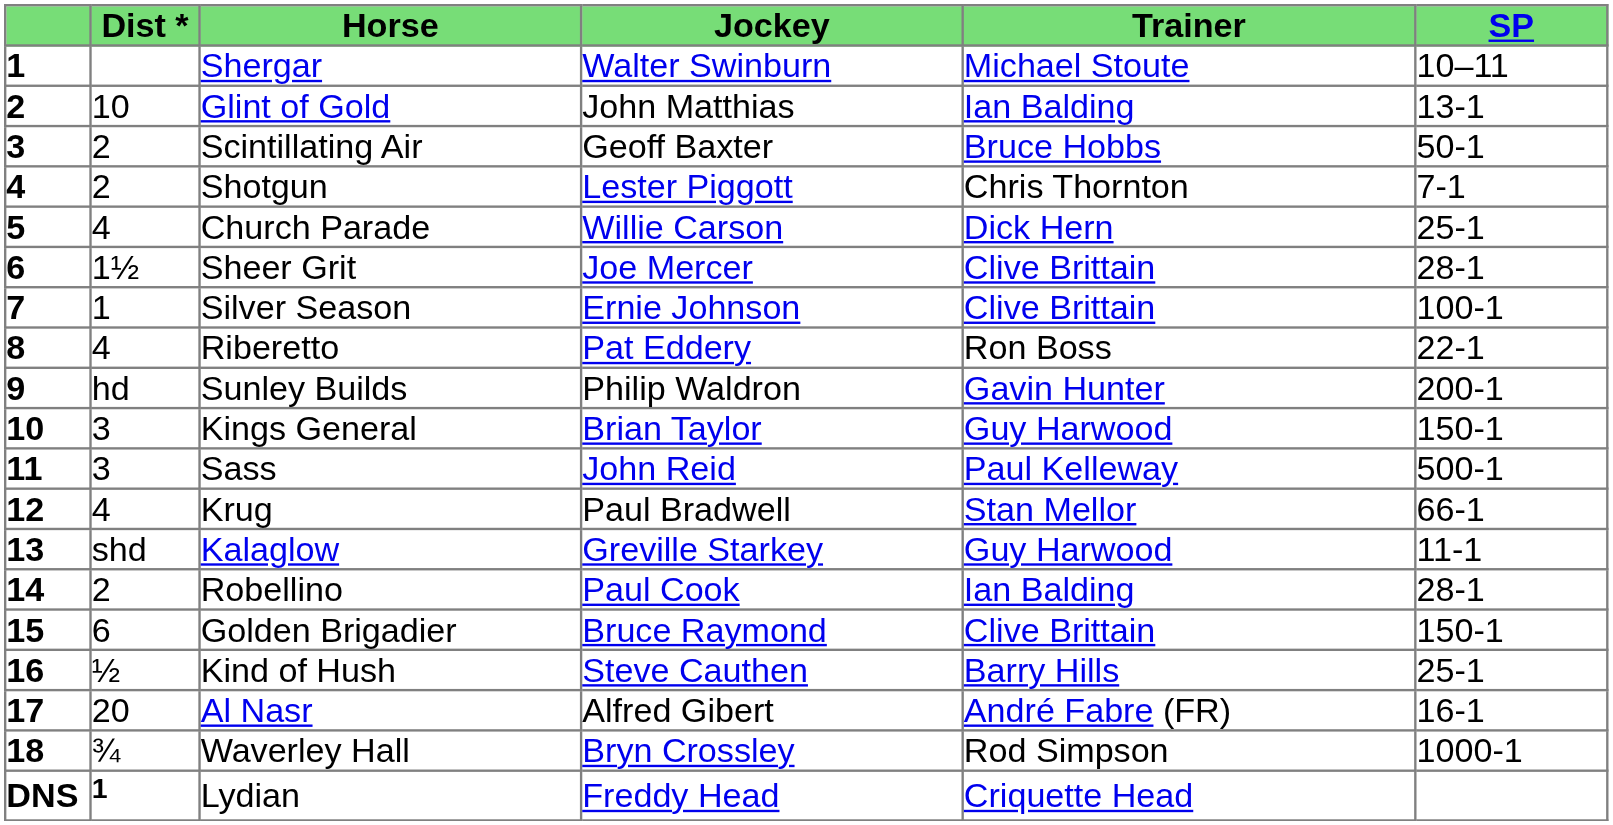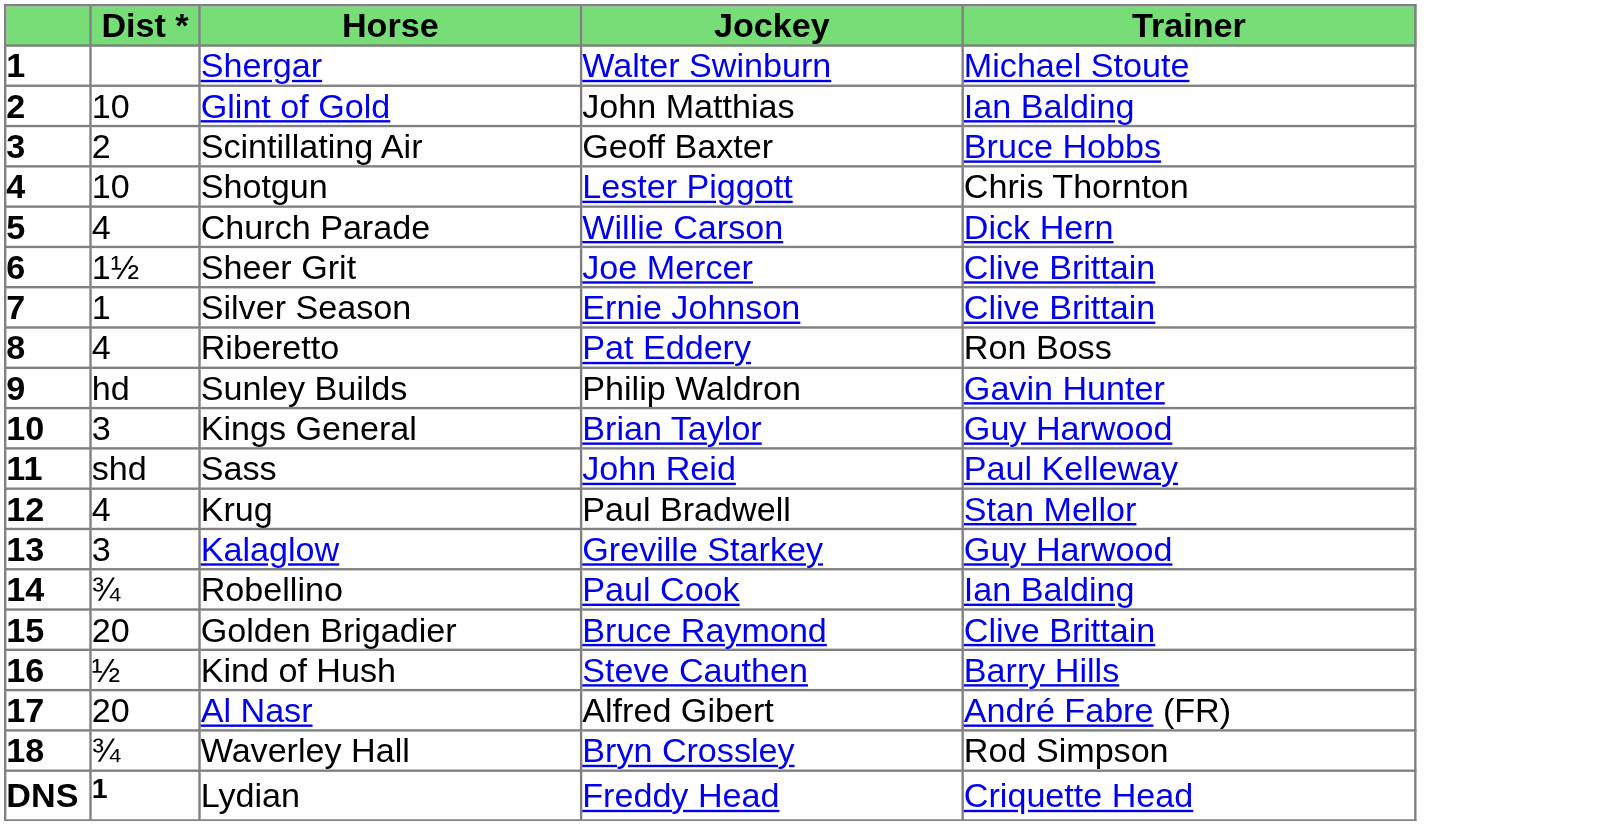- column: (1511, 25)
(101, 186) 2 -> (111, 186) 10
(101, 469) 3 -> (119, 469) shd
(119, 549) shd -> (101, 549) 3
(101, 589) 2 -> (106, 589) ¾
(101, 630) 6 -> (111, 630) 20
